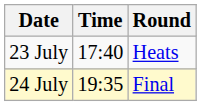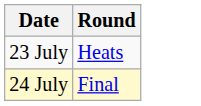- column: (100, 20)
